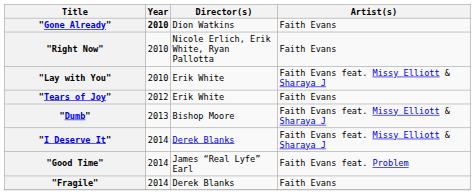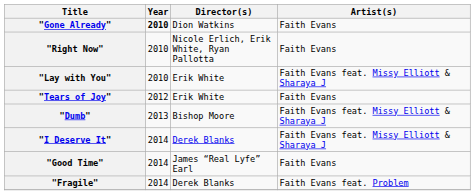(344, 164) Faith Evans feat. Problem -> (308, 164) Faith Evans
(308, 183) Faith Evans -> (344, 183) Faith Evans feat. Problem
